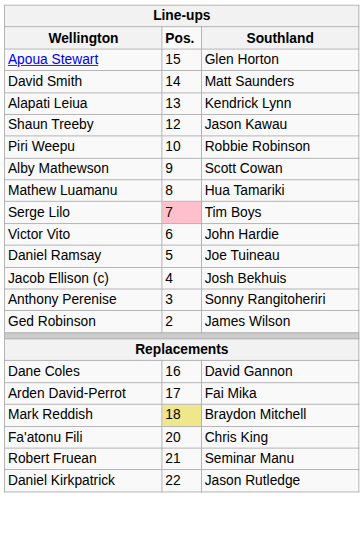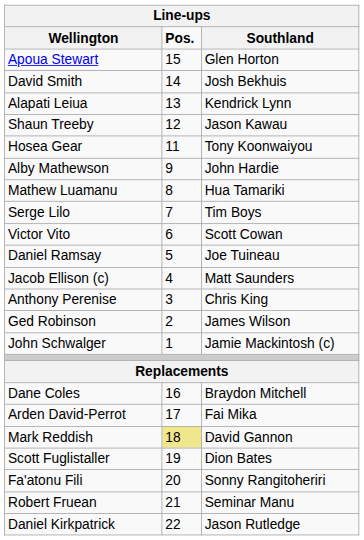(249, 81) Matt Saunders -> (246, 81) Josh Bekhuis
+ row: (45, 147)
- row: (41, 147)
(244, 168) Scott Cowan -> (242, 168) John Hardie
(169, 212) pink background -> (169, 212) no background
(242, 234) John Hardie -> (244, 234) Scott Cowan
(246, 278) Josh Bekhuis -> (249, 278) Matt Saunders
(265, 299) Sonny Rangitoheriri -> (236, 299) Chris King
+ row: (57, 343)
(249, 371) David Gannon -> (256, 393) Braydon Mitchell
(256, 415) Braydon Mitchell -> (249, 437) David Gannon
+ row: (59, 458)
(236, 437) Chris King -> (265, 480) Sonny Rangitoheriri
